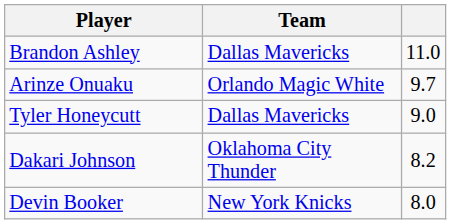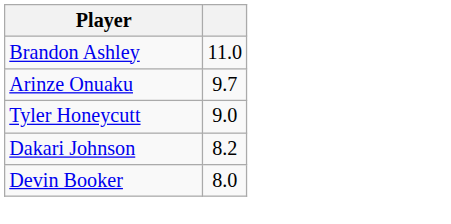- column: (302, 20)
